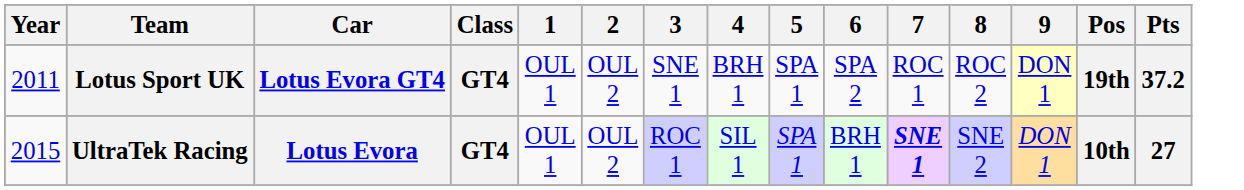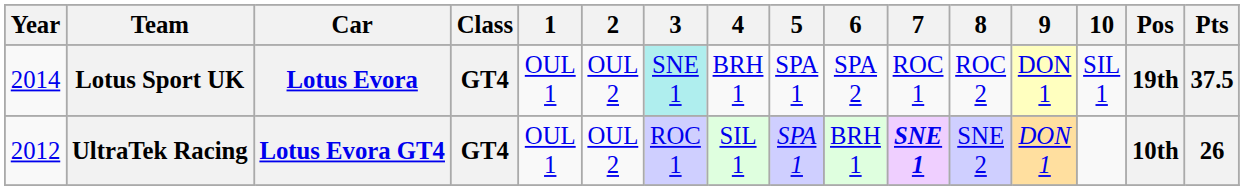+ column: (1102, 24)
(36, 79) 2011 -> (36, 79) 2014
(352, 79) Lotus Evora GT4 -> (352, 79) Lotus Evora
(675, 79) no background -> (675, 79) paleturquoise background
(1163, 79) 37.2 -> (1212, 79) 37.5
(36, 149) 2015 -> (36, 149) 2012
(352, 149) Lotus Evora -> (352, 149) Lotus Evora GT4
(1163, 149) 27 -> (1212, 149) 26
